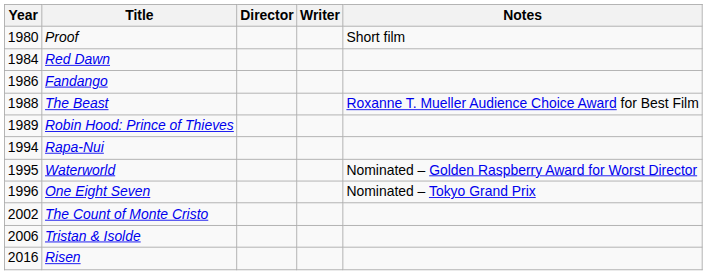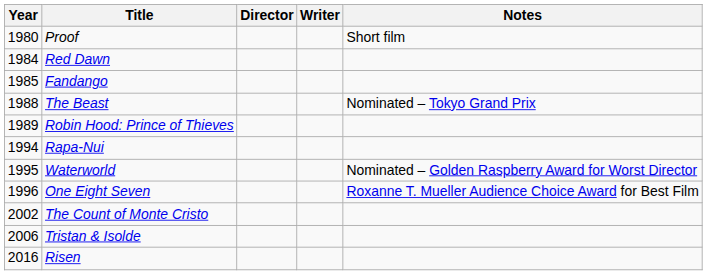(23, 81) 1986 -> (23, 81) 1985
(523, 103) Roxanne T. Mueller Audience Choice Award for Best Film -> (441, 103) Nominated – Tokyo Grand Prix
(441, 192) Nominated – Tokyo Grand Prix -> (523, 192) Roxanne T. Mueller Audience Choice Award for Best Film
